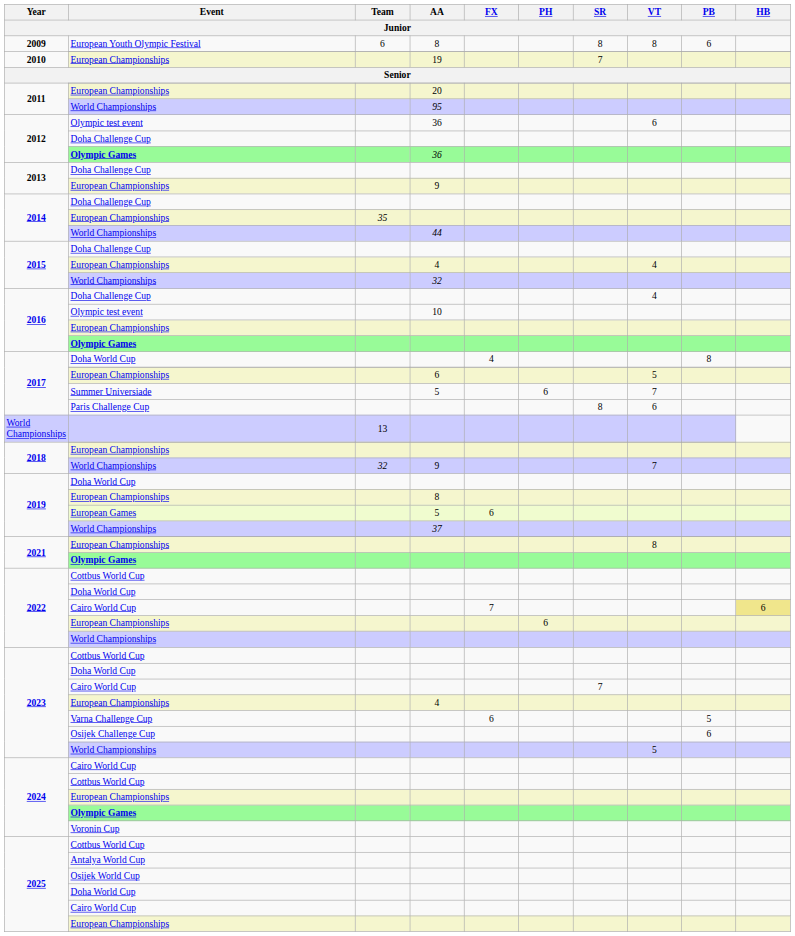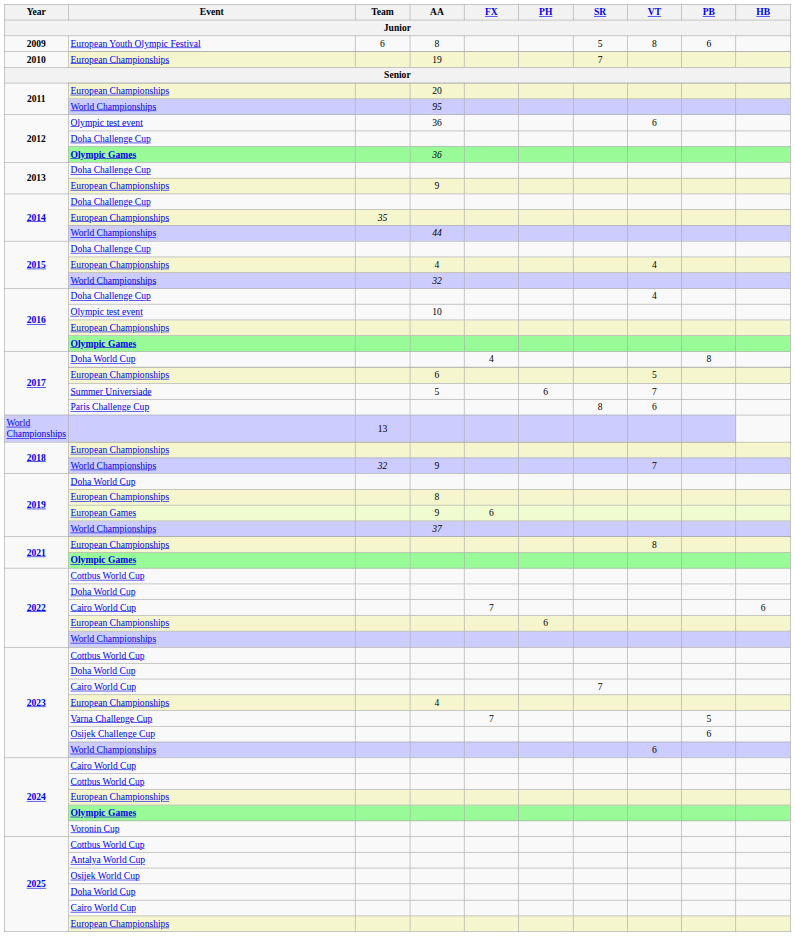(600, 44) 8 -> (600, 44) 5
(437, 513) 5 -> (437, 513) 9
(763, 608) khaki background -> (763, 608) no background
(491, 718) 6 -> (491, 718) 7
(654, 750) 5 -> (654, 750) 6
